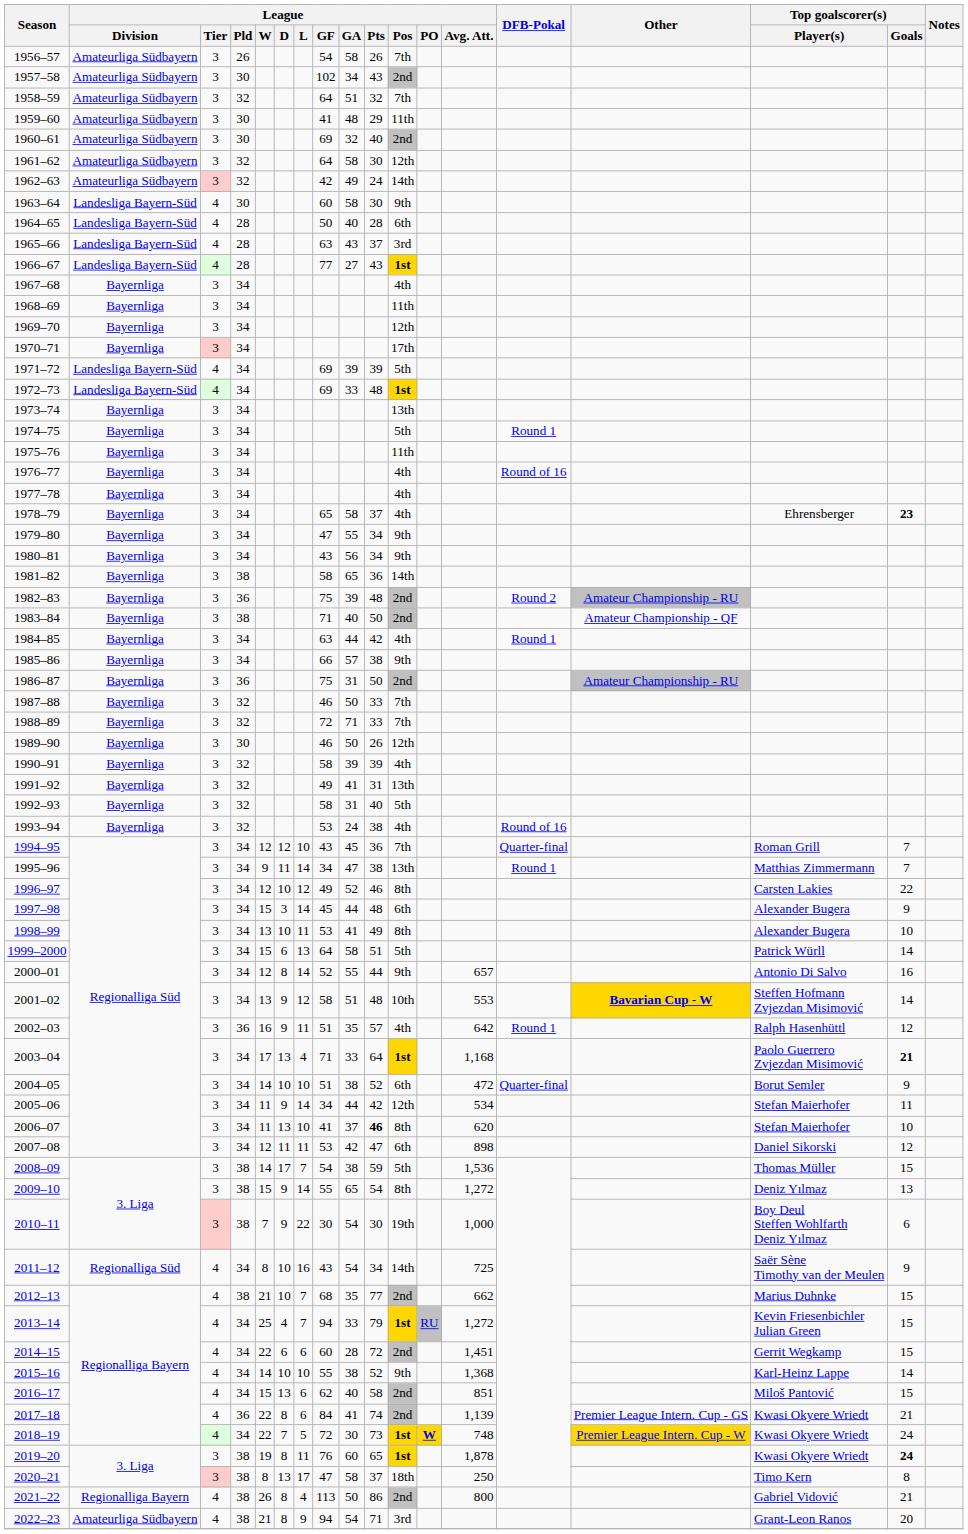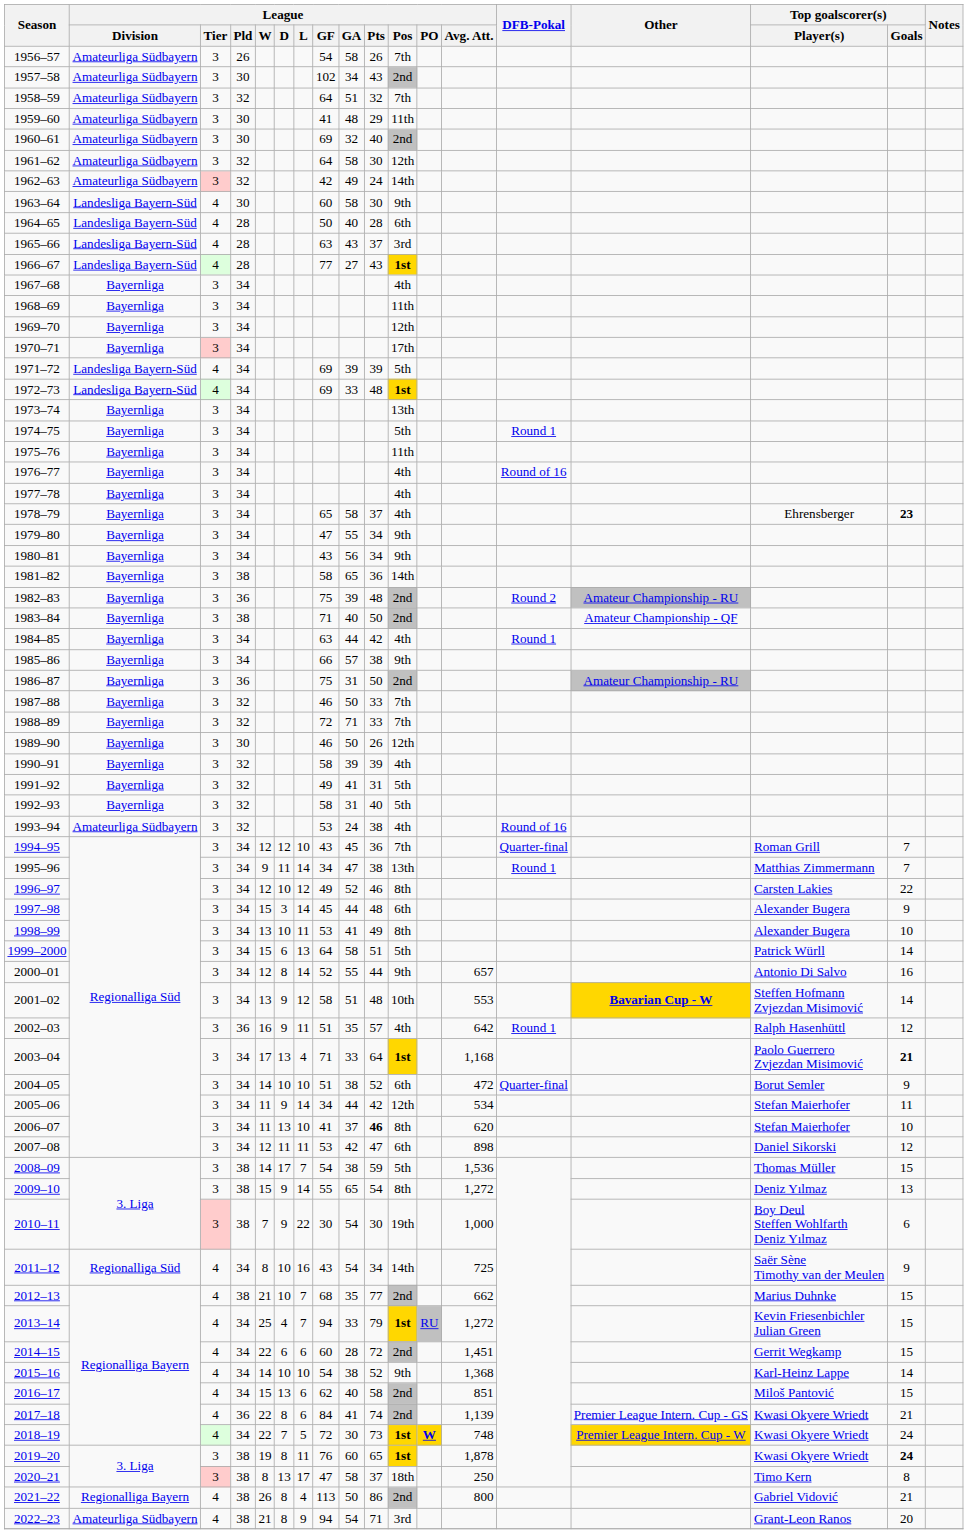(403, 784) 13th -> (403, 784) 5th
(135, 826) Bayernliga -> (135, 826) Amateurliga Südbayern
(326, 1372) 55 -> (326, 1372) 54
